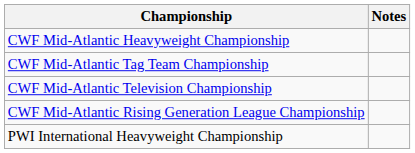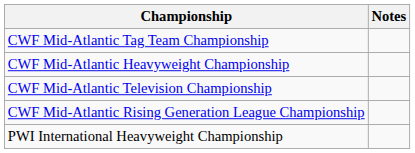rows swapped: (149, 40) <-> (138, 64)
